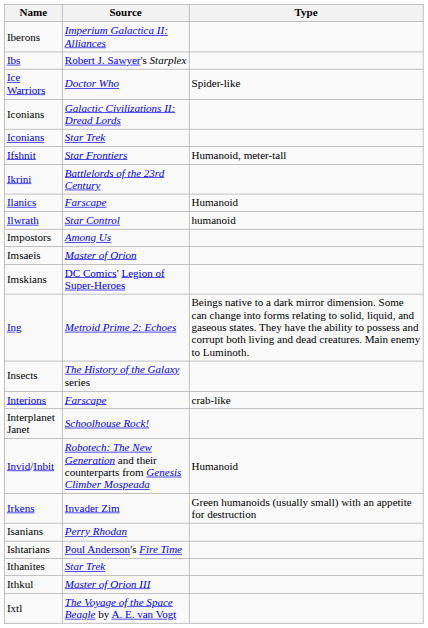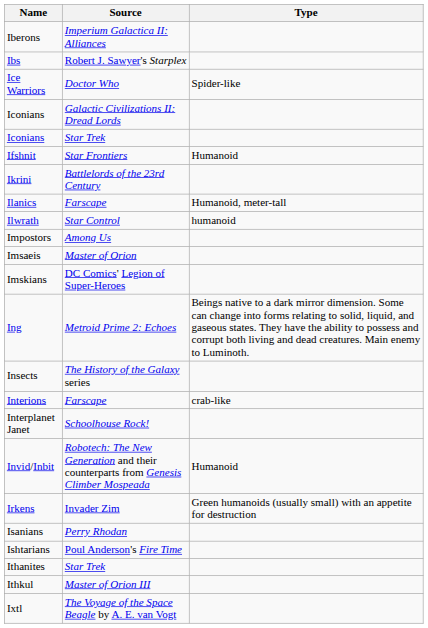(239, 155) Humanoid, meter-tall -> (215, 155) Humanoid
(215, 203) Humanoid -> (239, 203) Humanoid, meter-tall
